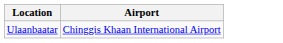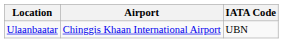+ column: (251, 12)
